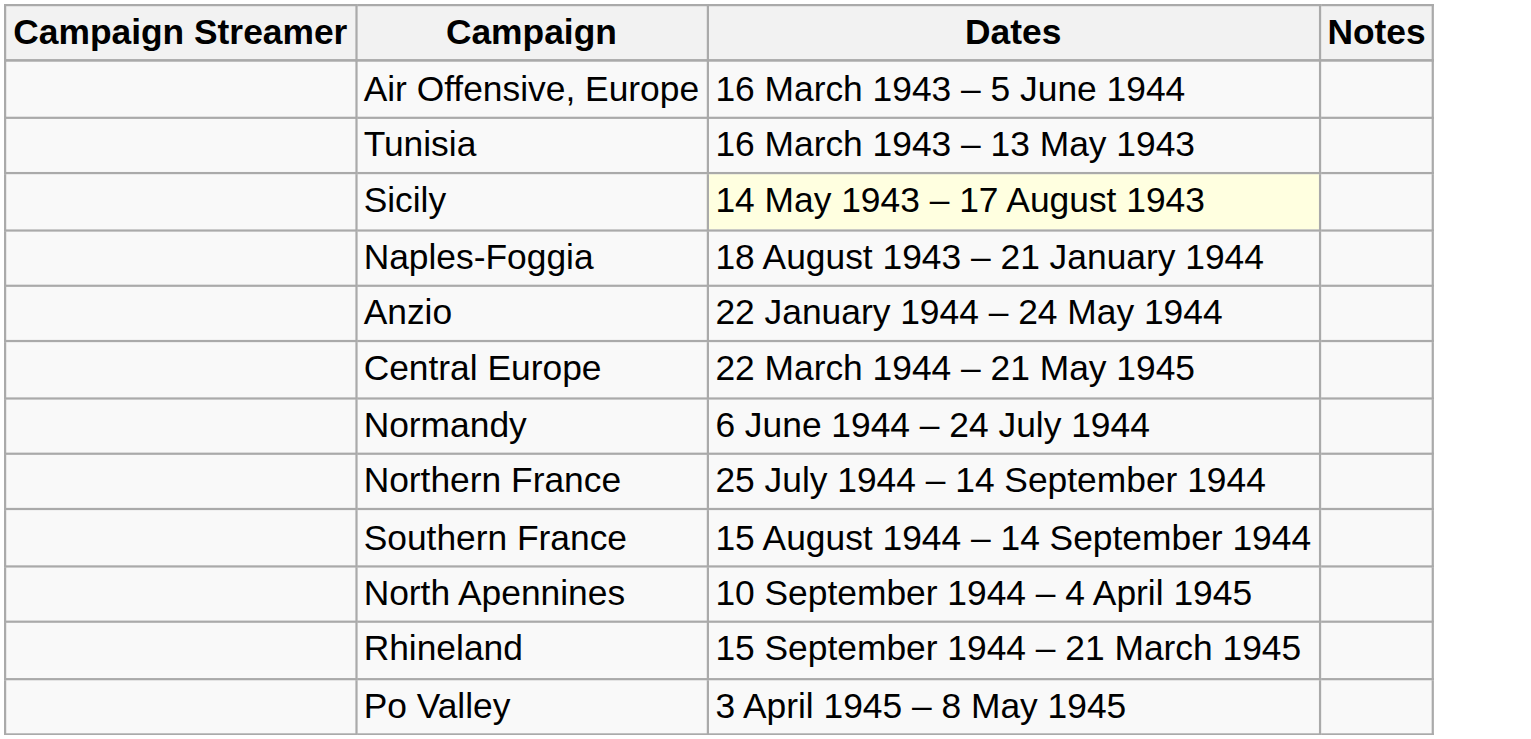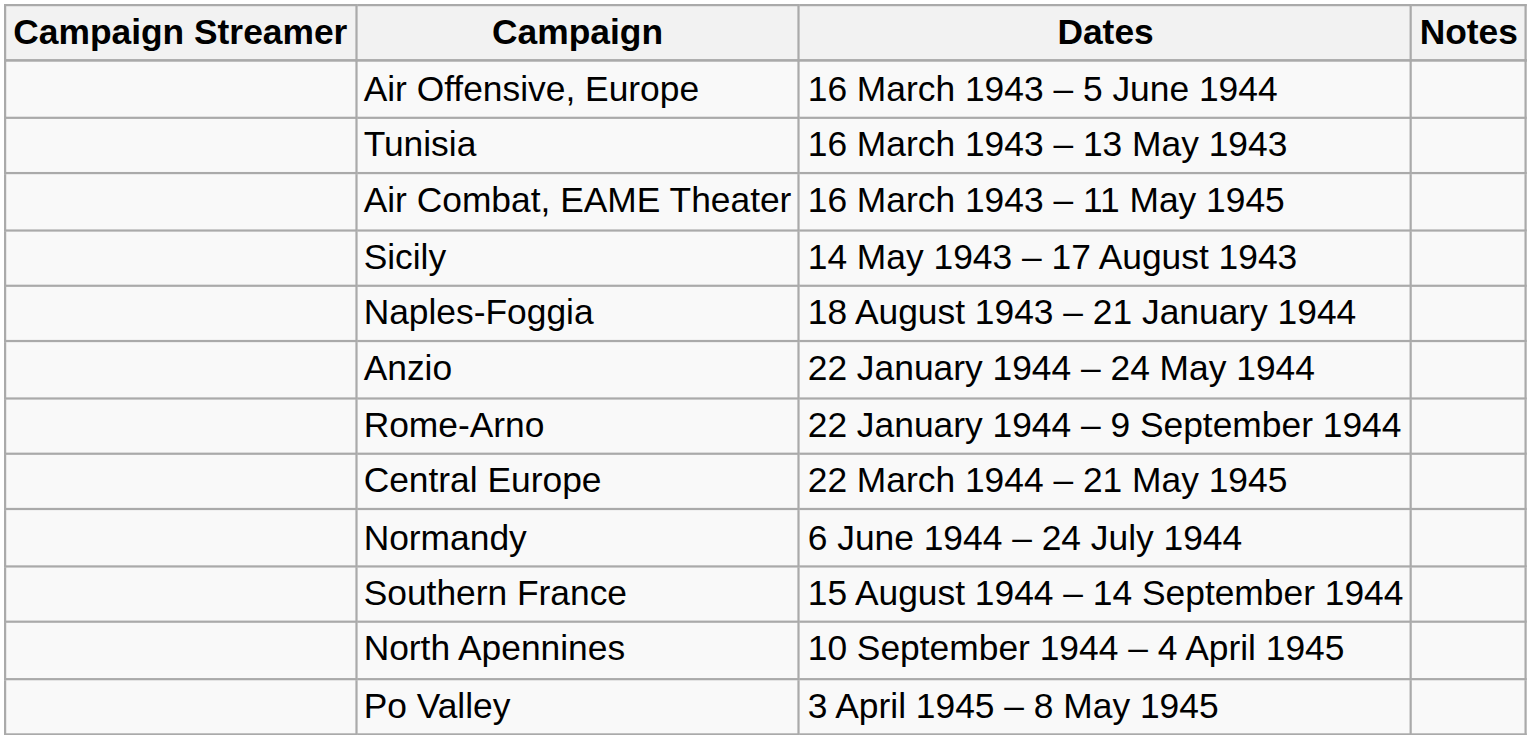+ row: (578, 200)
(960, 200) lightyellow background -> (1052, 256) no background
+ row: (454, 425)
- row: (492, 481)
- row: (443, 649)
